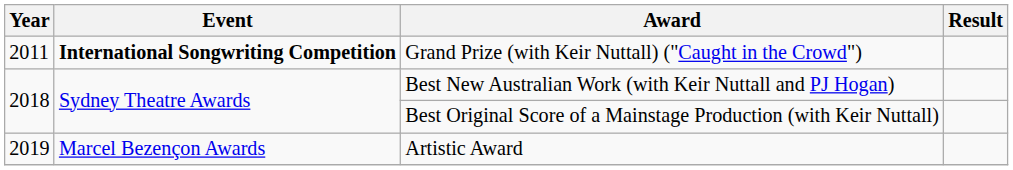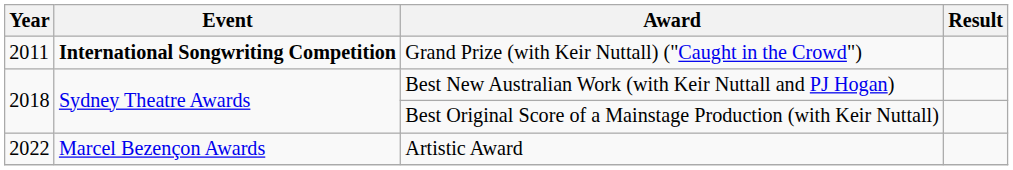(29, 148) 2019 -> (29, 148) 2022
